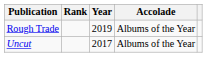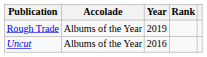columns swapped: (156, 12) <-> (75, 12)
(102, 44) 2017 -> (157, 44) 2016
